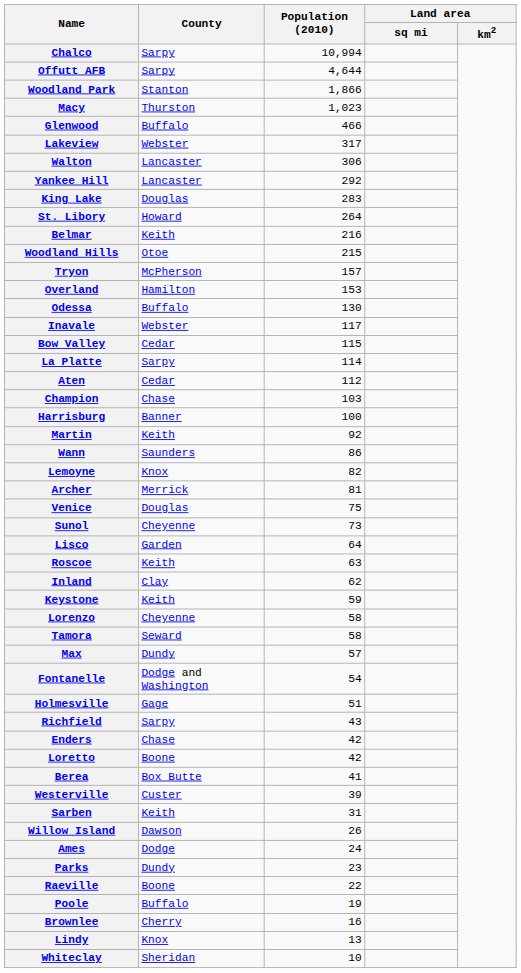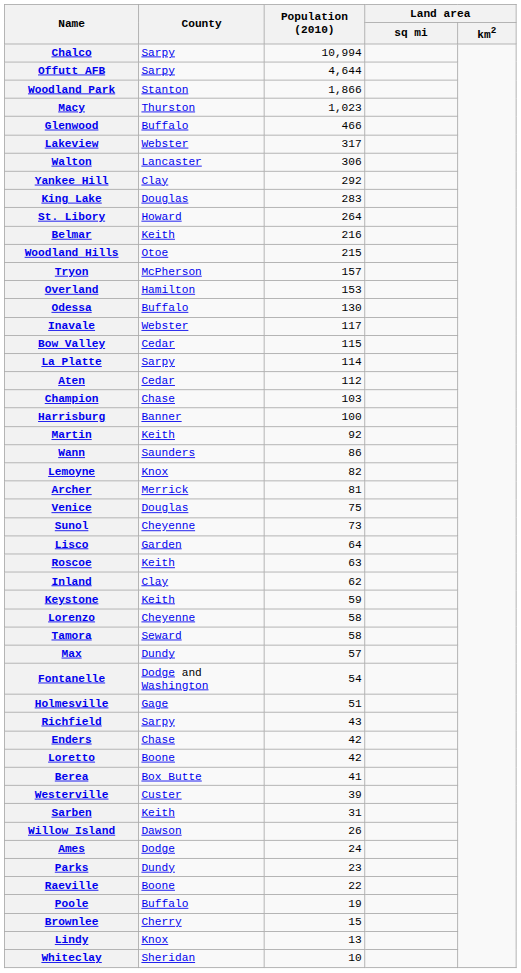(172, 180) Lancaster -> (155, 180) Clay
(355, 922) 16 -> (355, 922) 15
